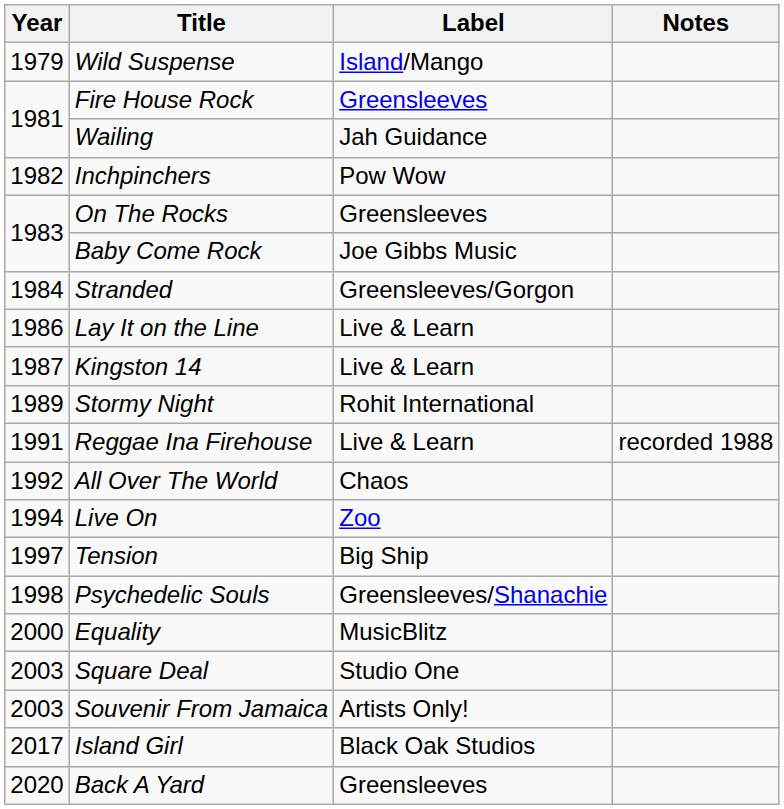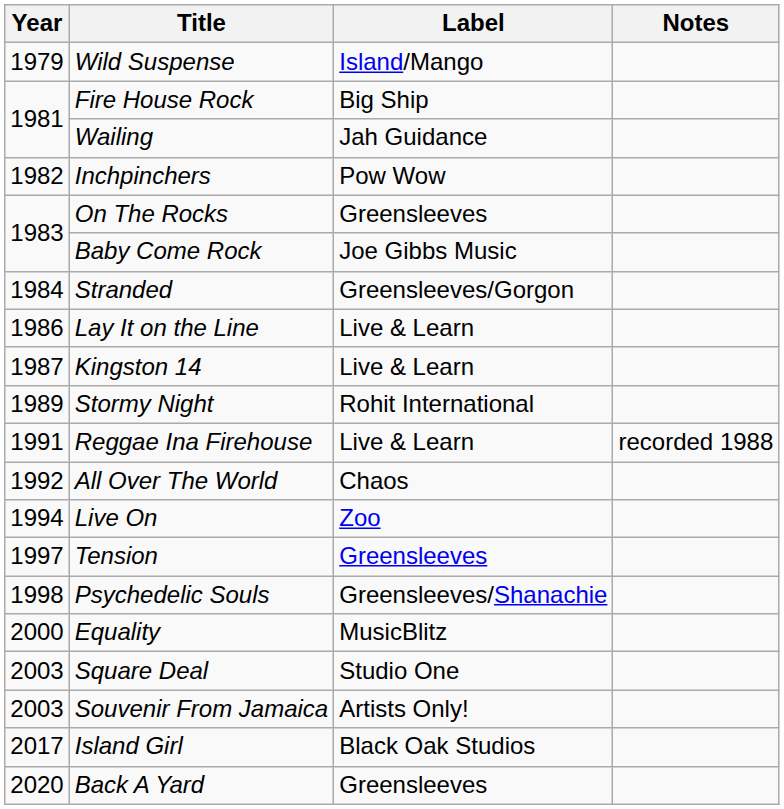(413, 99) Greensleeves -> (384, 99) Big Ship
(384, 556) Big Ship -> (413, 556) Greensleeves
